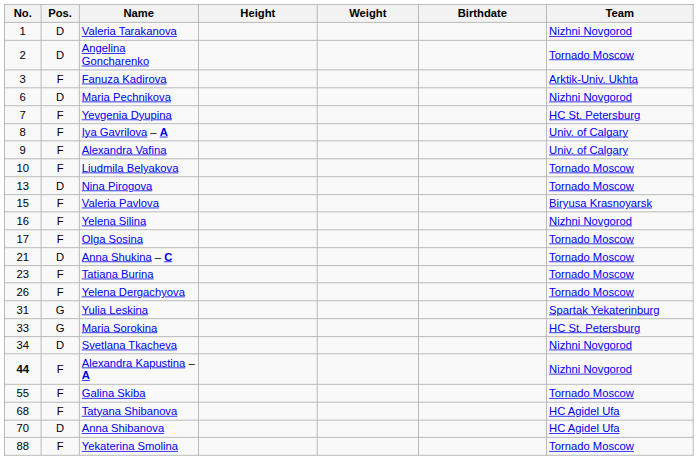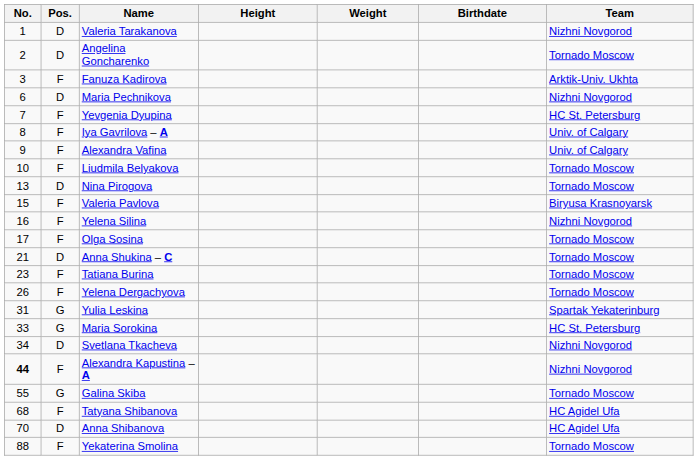(60, 394) F -> (60, 394) G
